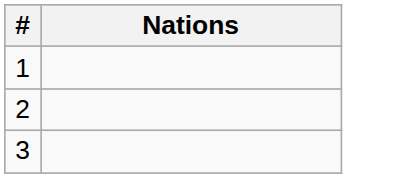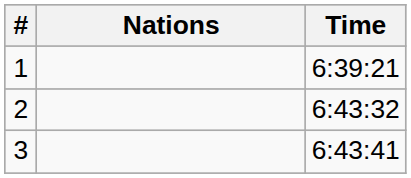+ column: (356, 25)
